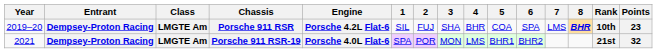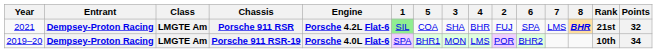columns swapped: (426, 12) <-> (502, 12)
(24, 27) 2019–20 -> (24, 27) 2021
(402, 27) no background -> (402, 27) lightgreen background
(606, 27) 10th -> (606, 27) 21st
(636, 27) 23 -> (636, 27) 32
(24, 41) 2021 -> (24, 41) 2019–20
(606, 41) 21st -> (606, 41) 10th
(636, 41) 32 -> (636, 41) 34
